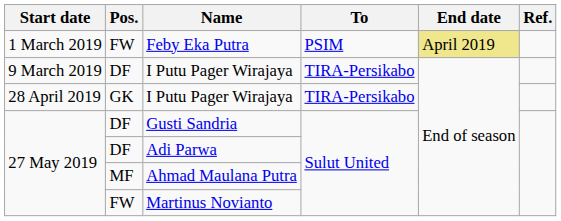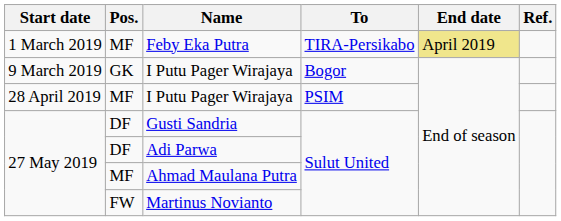(122, 44) FW -> (121, 44) MF
(324, 44) PSIM -> (359, 44) TIRA-Persikabo
(120, 70) DF -> (121, 70) GK
(359, 70) TIRA-Persikabo -> (325, 70) Bogor
(121, 96) GK -> (121, 96) MF
(359, 96) TIRA-Persikabo -> (324, 96) PSIM
